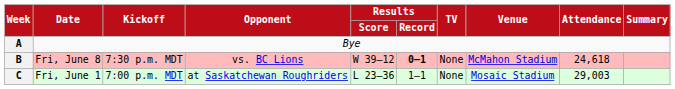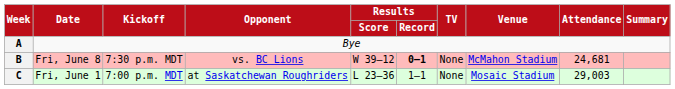(592, 61) 24,618 -> (592, 61) 24,681
